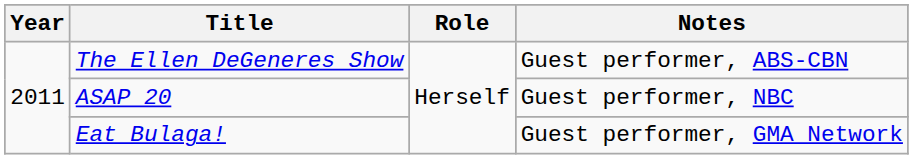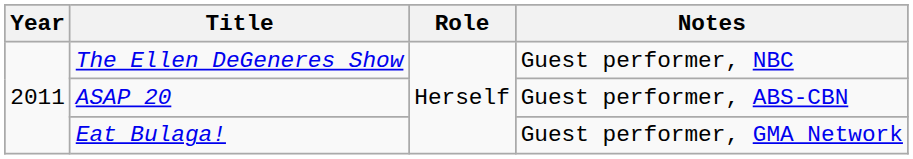(684, 60) Guest performer, ABS-CBN -> (657, 60) Guest performer, NBC
(657, 98) Guest performer, NBC -> (684, 98) Guest performer, ABS-CBN
